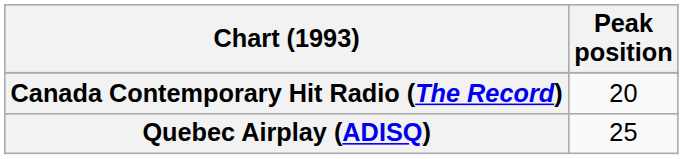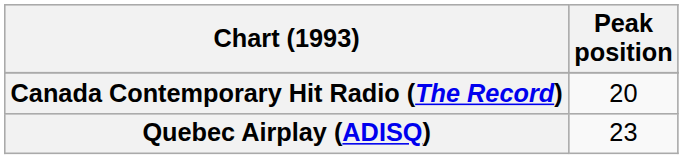(623, 133) 25 -> (623, 133) 23
